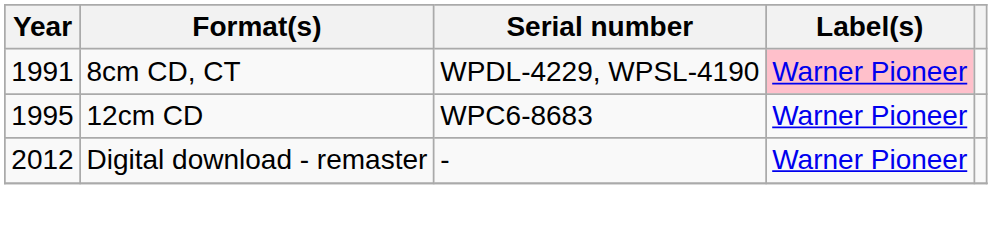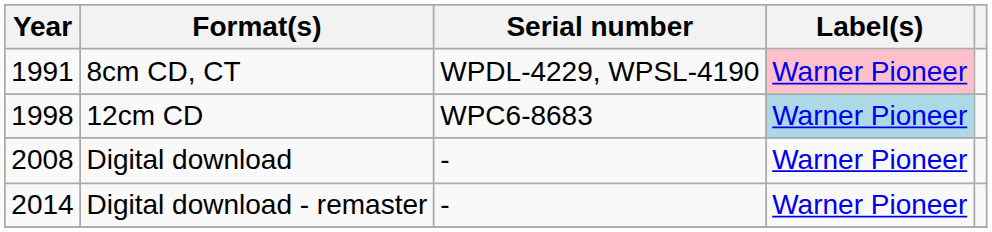(42, 115) 1995 -> (42, 115) 1998
(870, 115) no background -> (870, 115) lightblue background
+ row: (189, 159)
(42, 159) 2012 -> (42, 204) 2014
